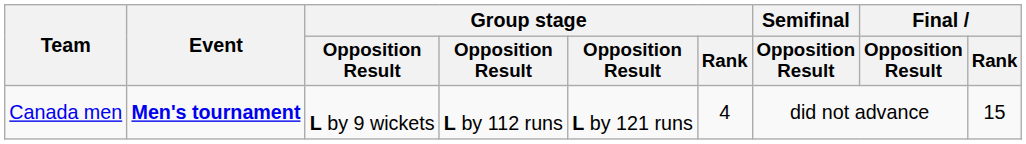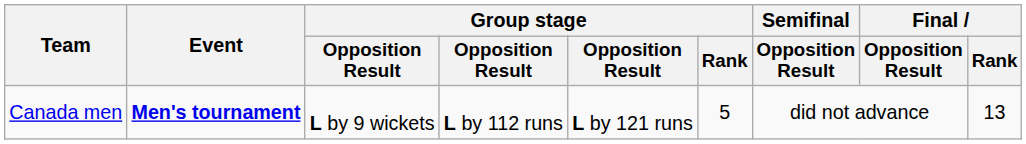(725, 113) 4 -> (725, 113) 5
(994, 113) 15 -> (994, 113) 13
